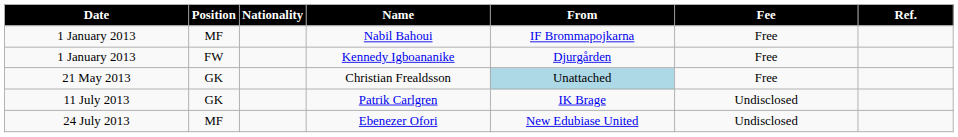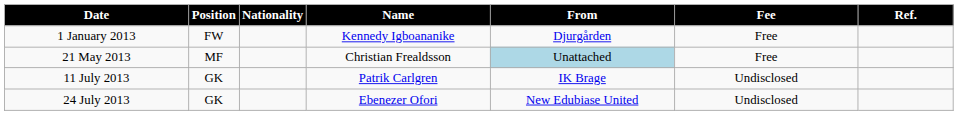- row: (398, 36)
(214, 78) GK -> (214, 57) MF
(214, 121) MF -> (214, 100) GK
